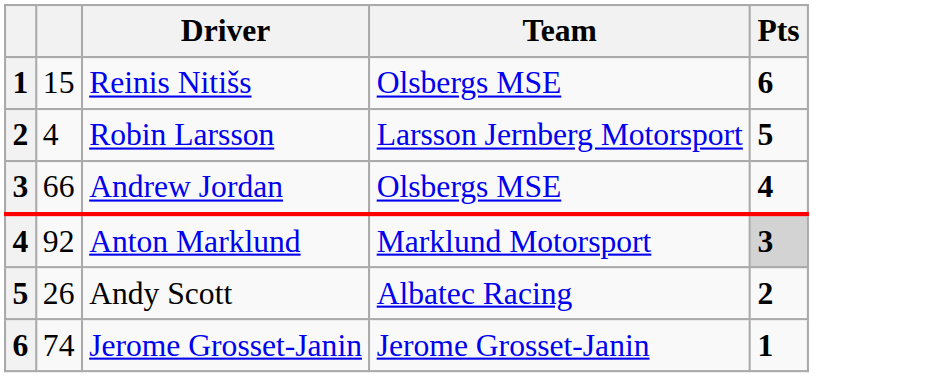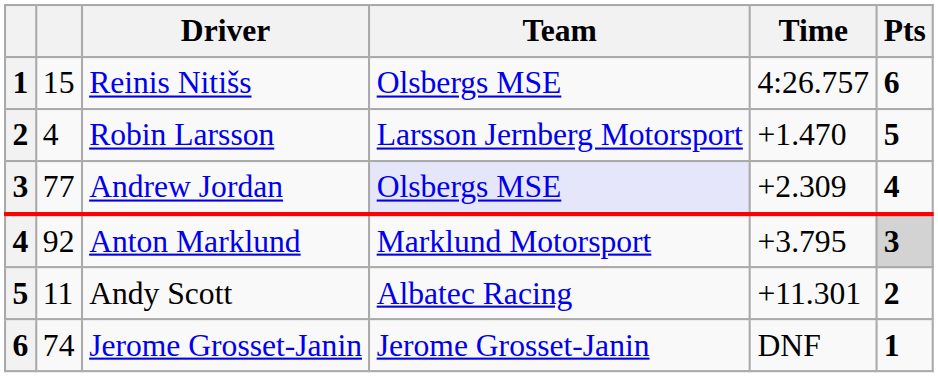+ column: (813, 30)
(59, 187) 66 -> (59, 187) 77
(469, 187) no background -> (469, 187) lavender background
(59, 293) 26 -> (58, 293) 11
